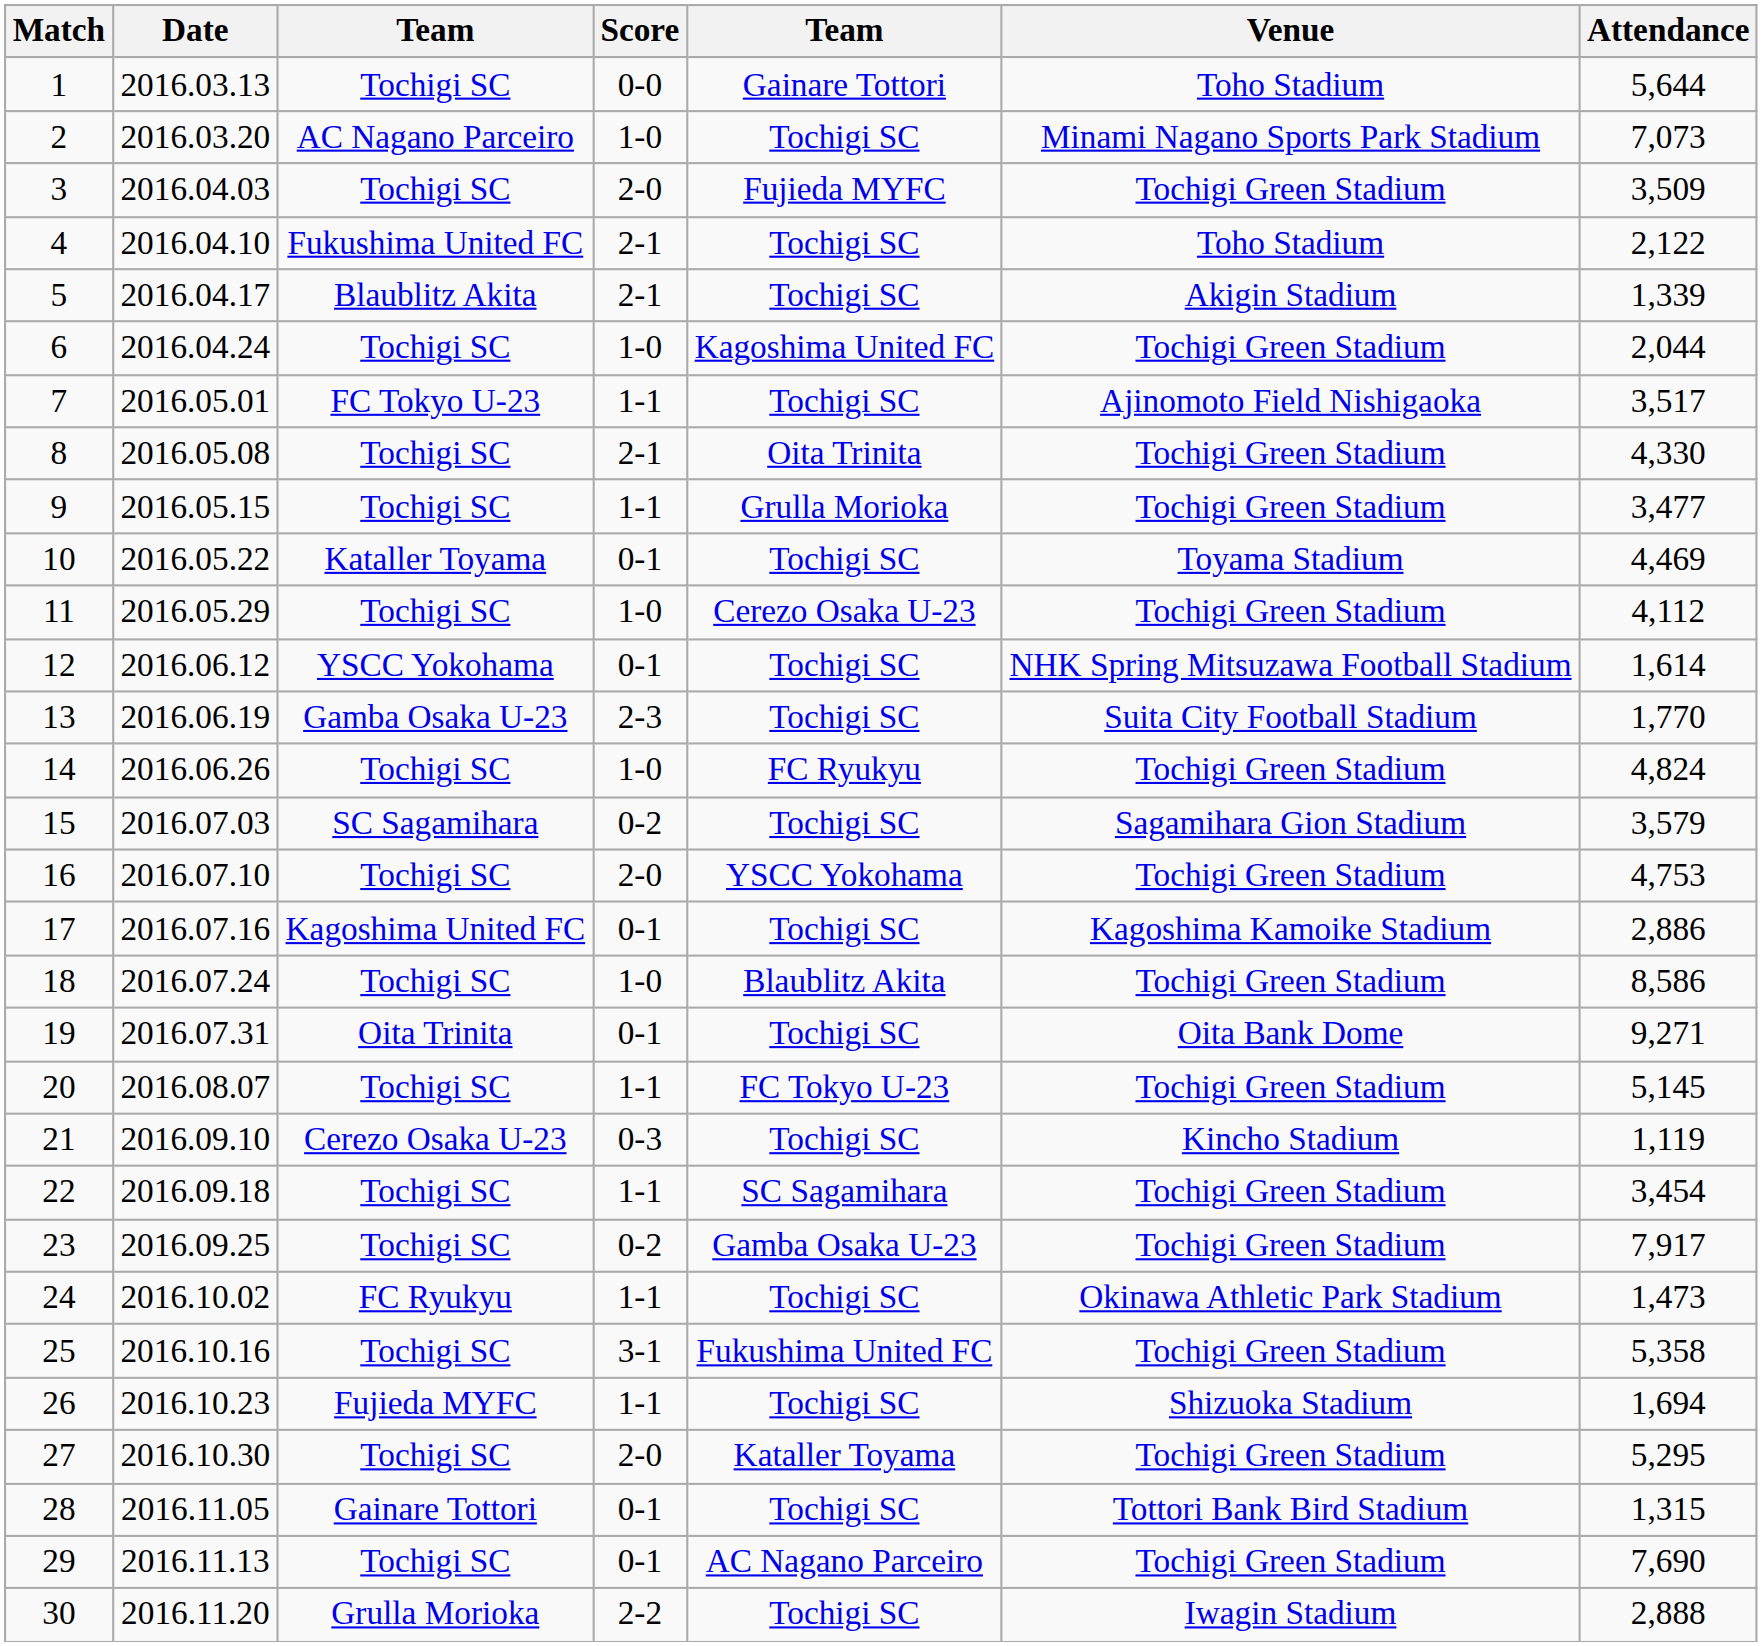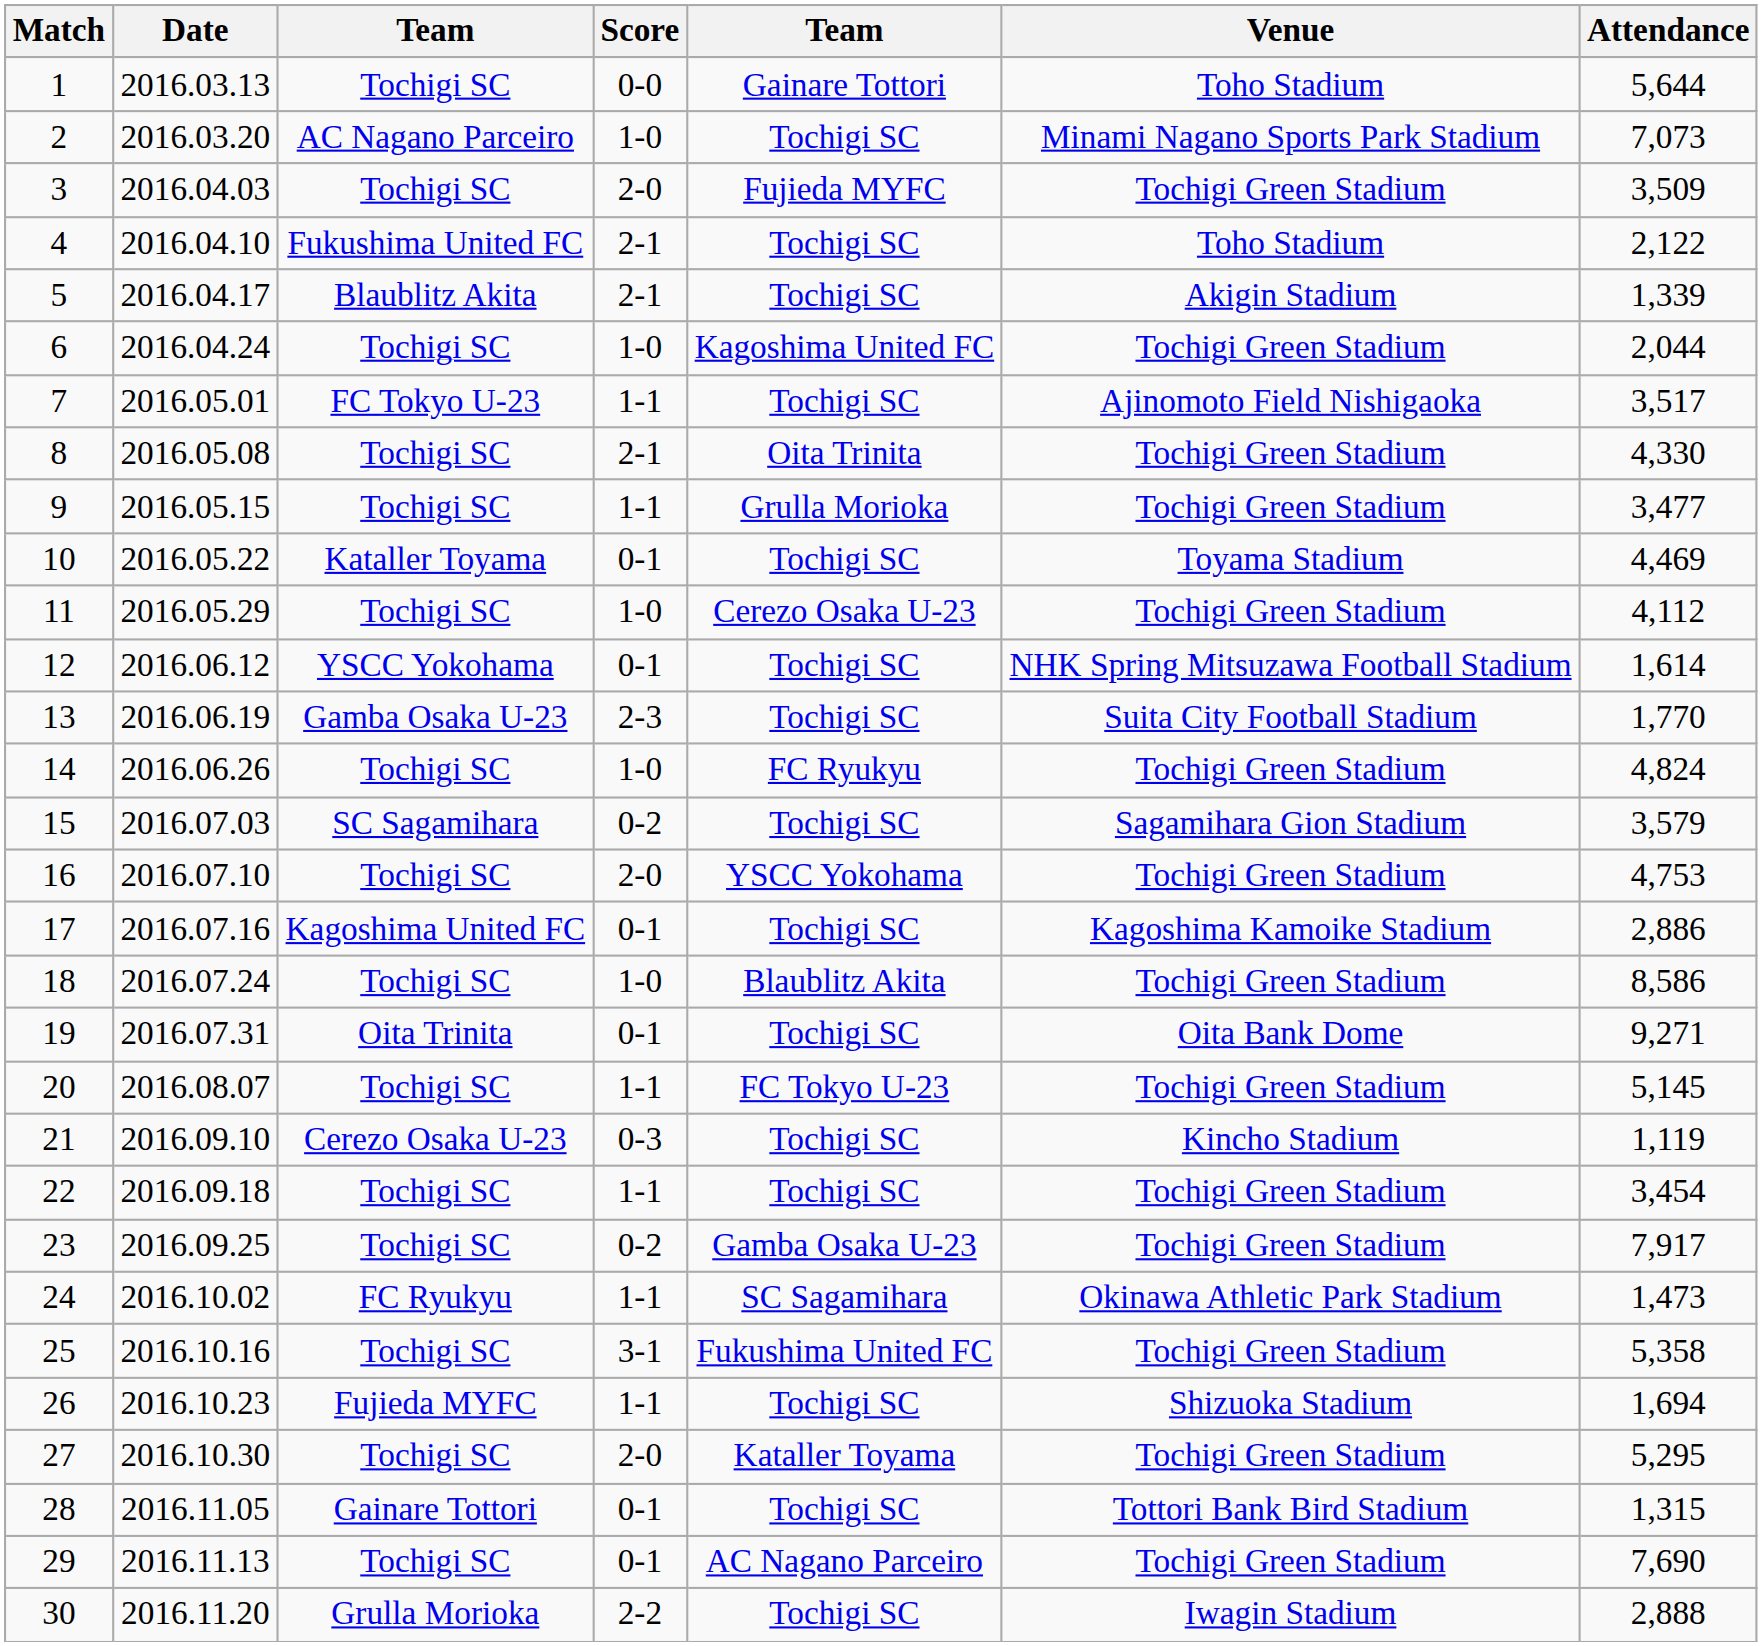(844, 1192) SC Sagamihara -> (844, 1192) Tochigi SC
(844, 1297) Tochigi SC -> (844, 1297) SC Sagamihara
